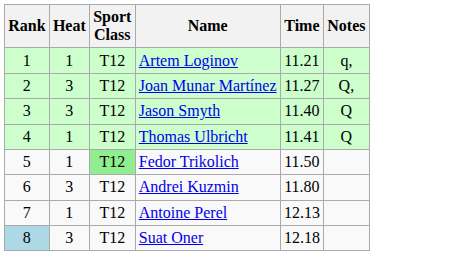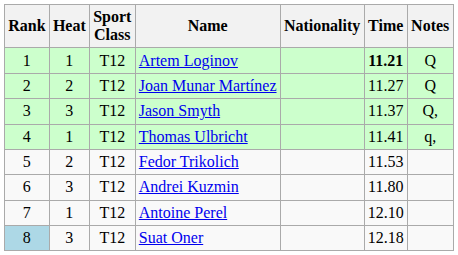+ column: (322, 26)
(302, 60) normal -> (386, 60) bold
(346, 60) q, -> (430, 60) Q
(69, 85) 3 -> (69, 85) 2
(346, 85) Q, -> (430, 85) Q
(302, 111) 11.40 -> (386, 111) 11.37
(346, 111) Q -> (430, 111) Q,
(346, 136) Q -> (430, 136) q,
(69, 162) 1 -> (69, 162) 2
(112, 162) lightgreen background -> (112, 162) no background
(302, 162) 11.50 -> (386, 162) 11.53
(302, 212) 12.13 -> (386, 212) 12.10
